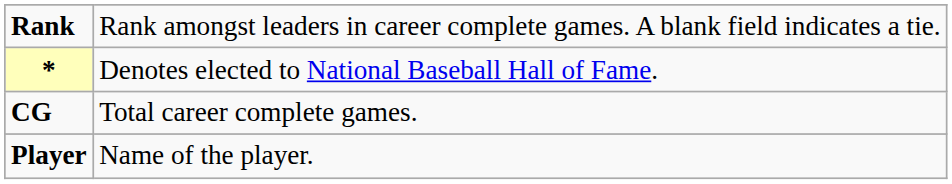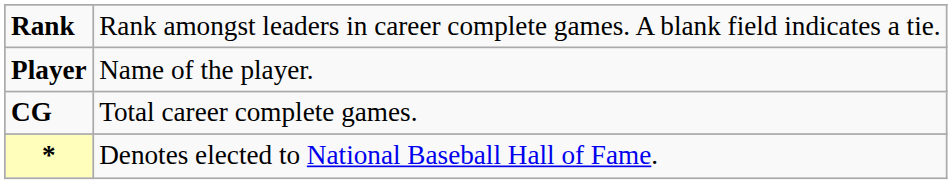rows swapped: (49, 155) <-> (49, 69)
